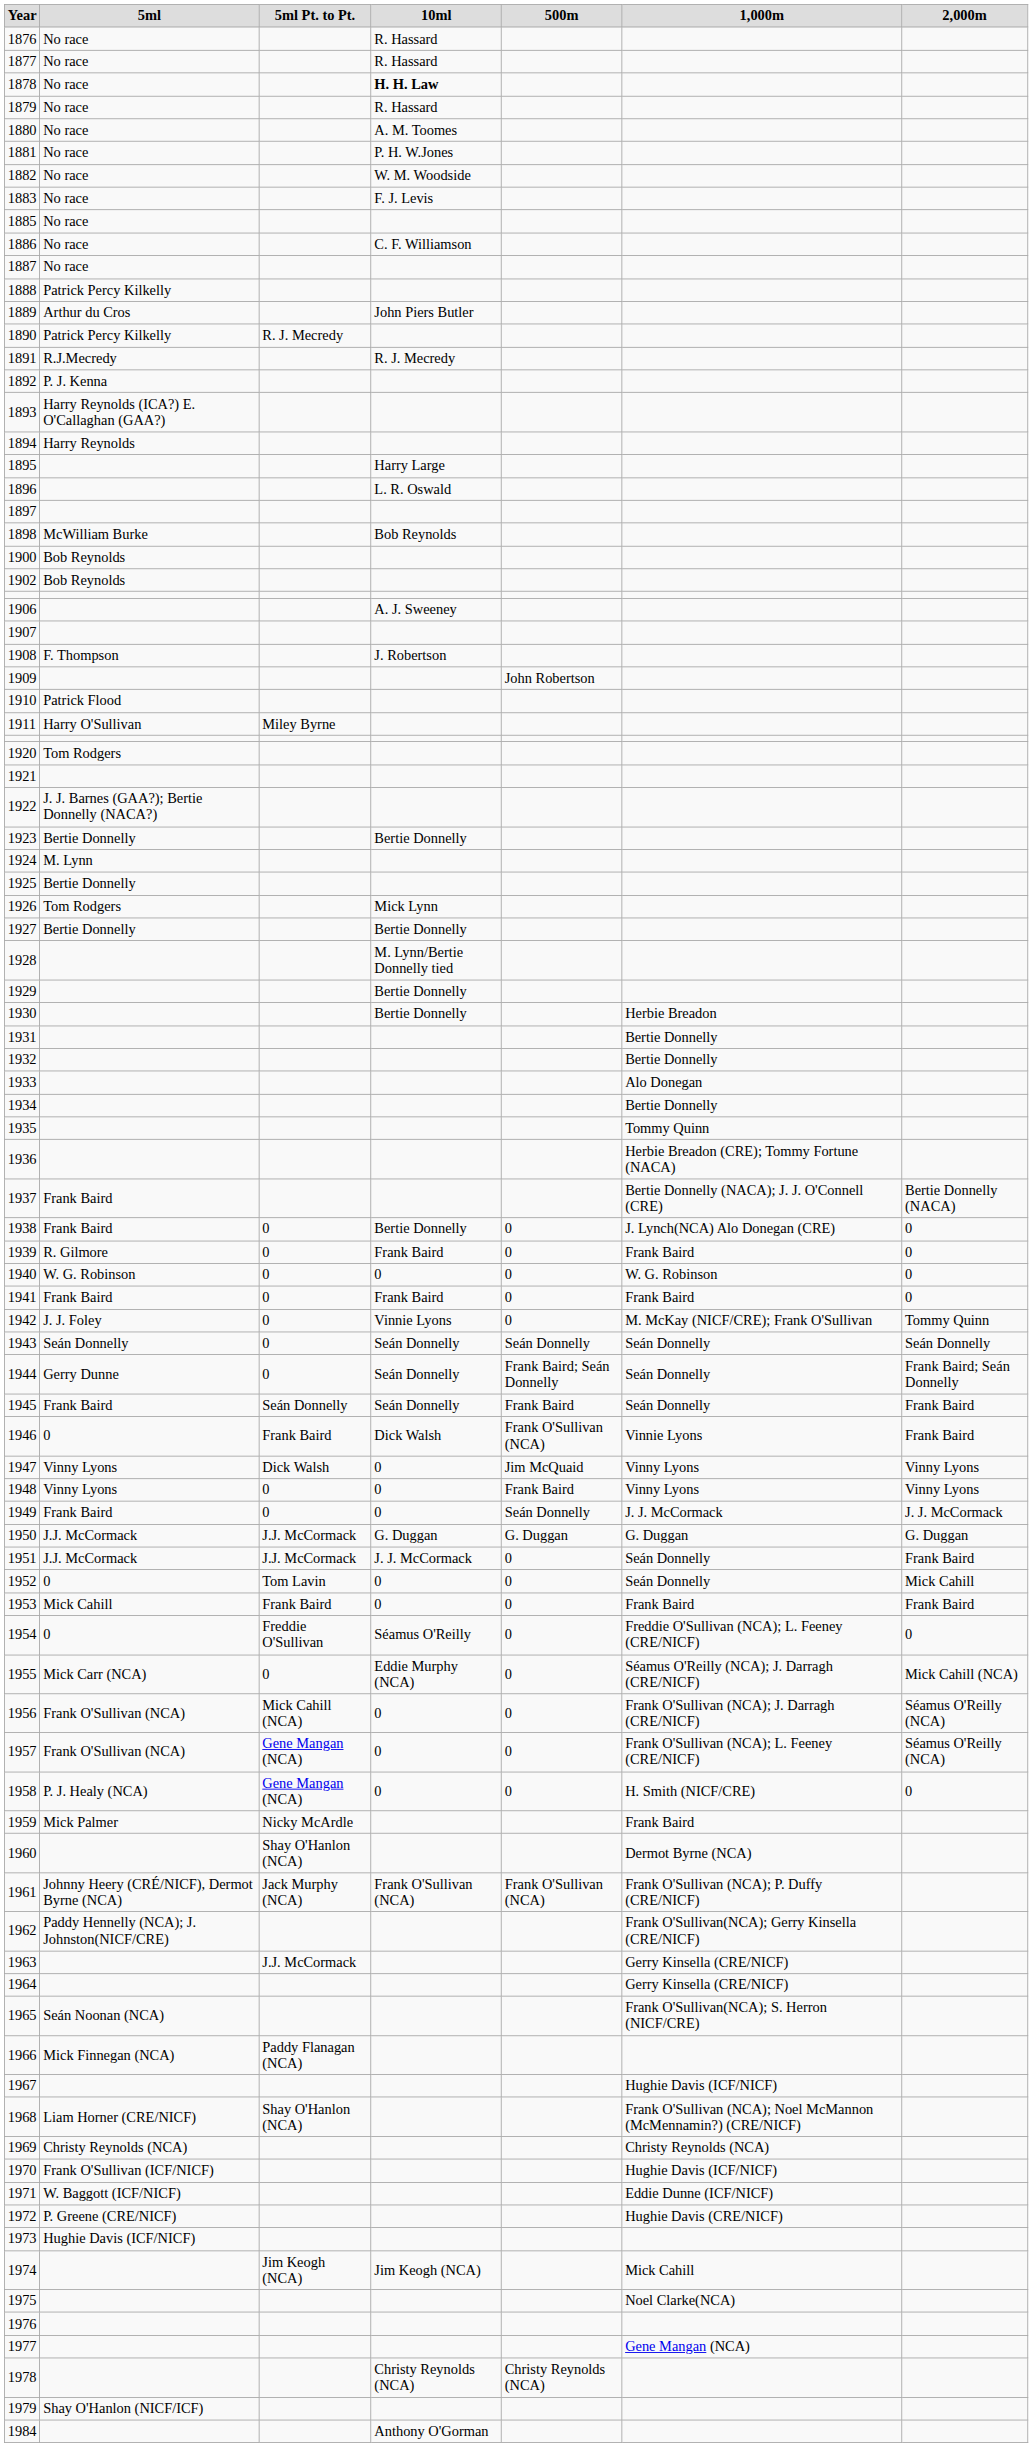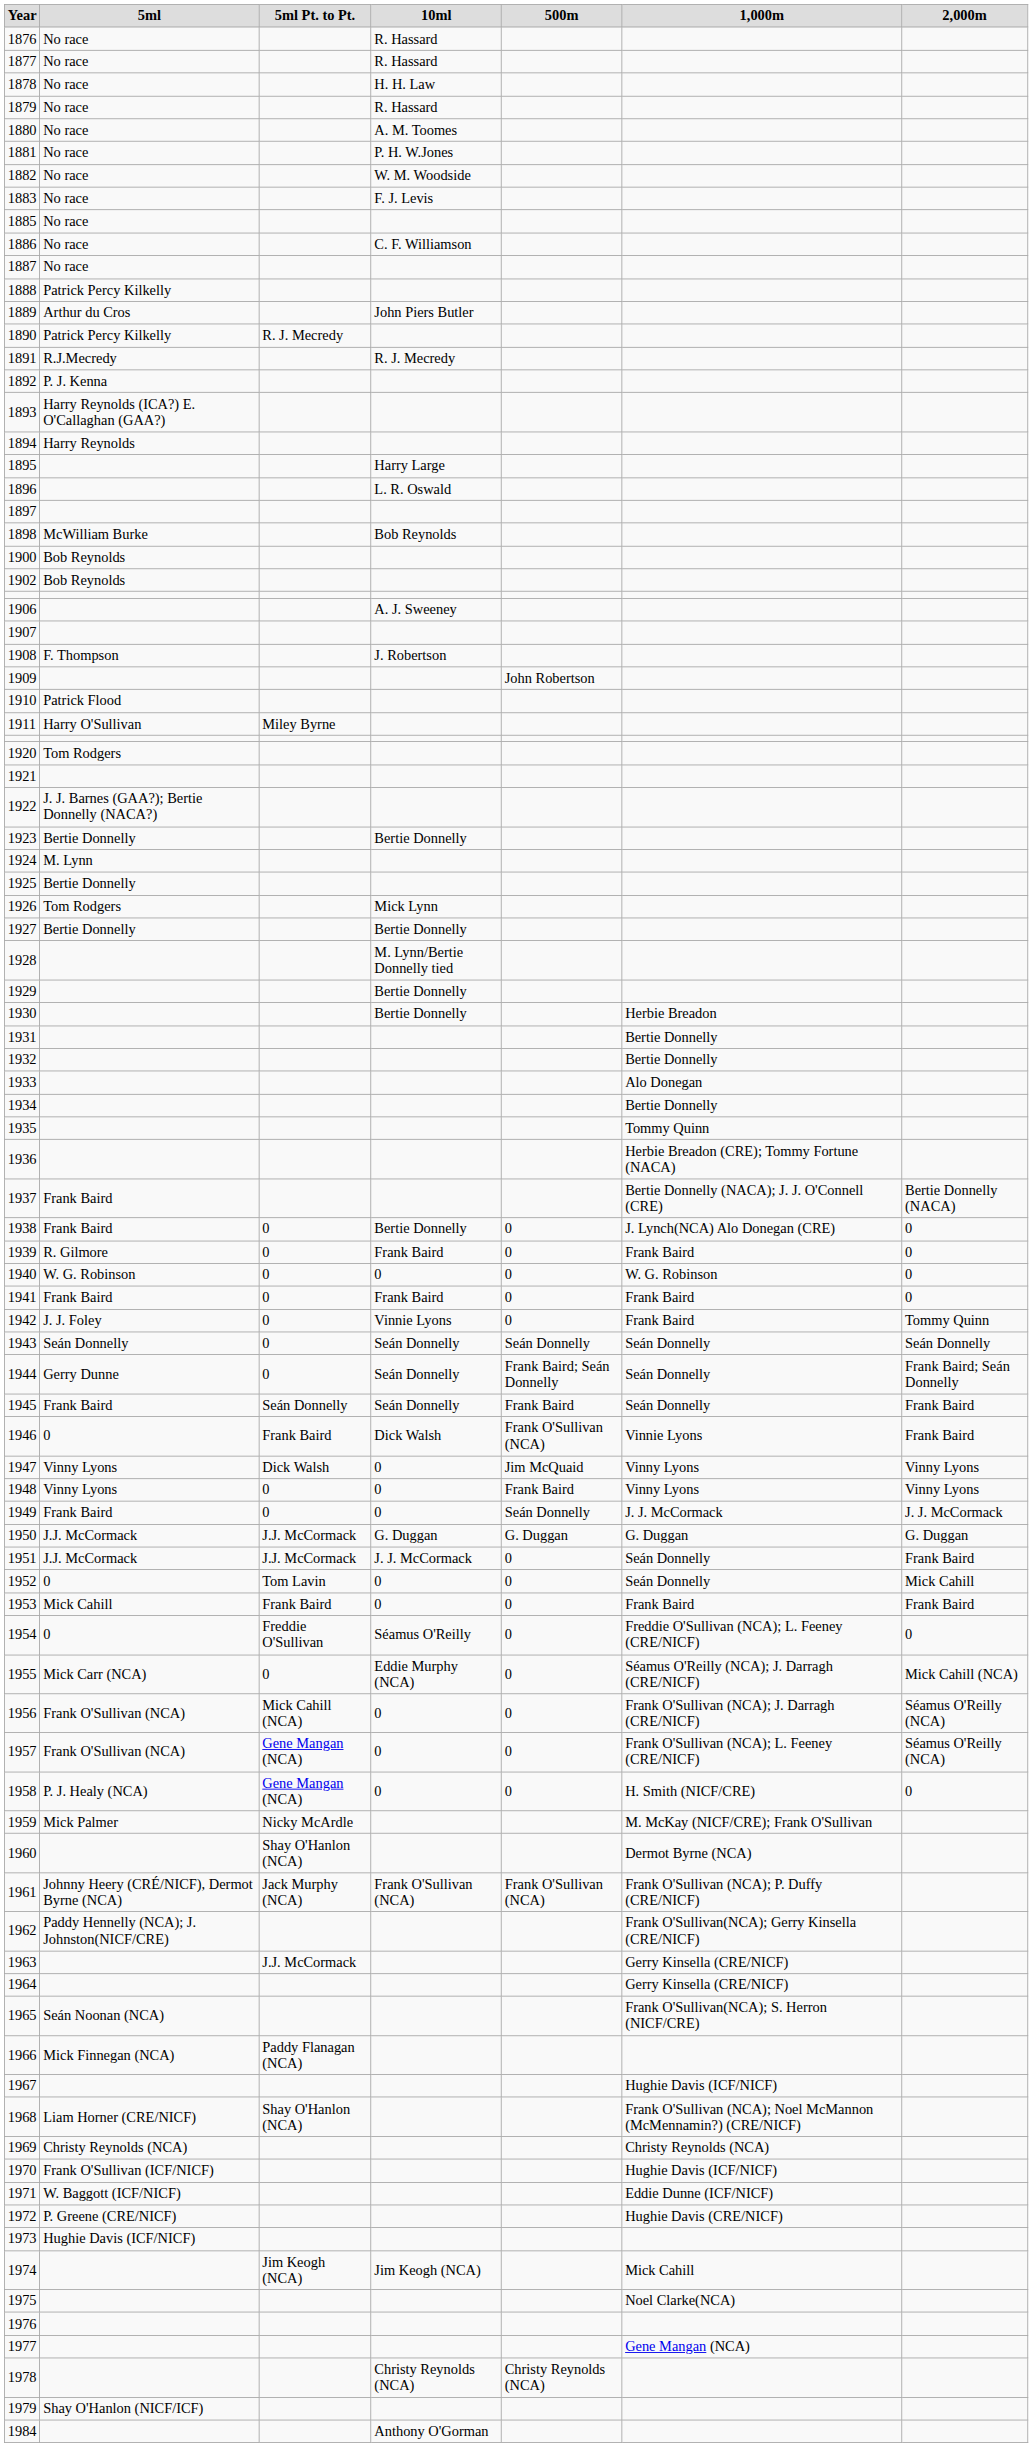(406, 84) bold -> (405, 84) normal
(749, 1320) M. McKay (NICF/CRE); Frank O'Sullivan -> (660, 1320) Frank Baird
(660, 1822) Frank Baird -> (749, 1822) M. McKay (NICF/CRE); Frank O'Sullivan
